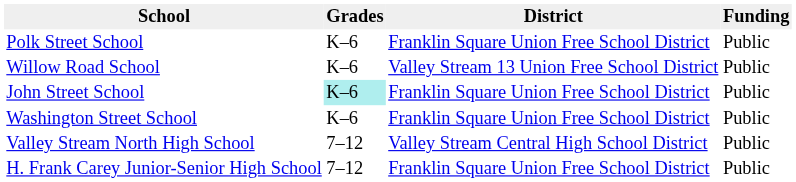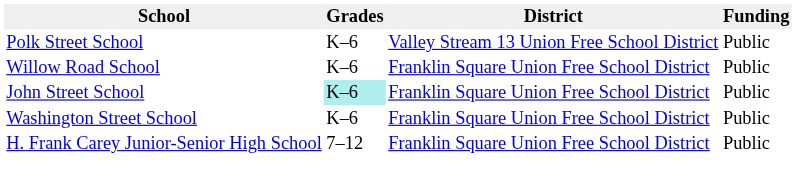(549, 41) Franklin Square Union Free School District -> (553, 41) Valley Stream 13 Union Free School District
(553, 67) Valley Stream 13 Union Free School District -> (549, 67) Franklin Square Union Free School District
- row: (130, 143)
